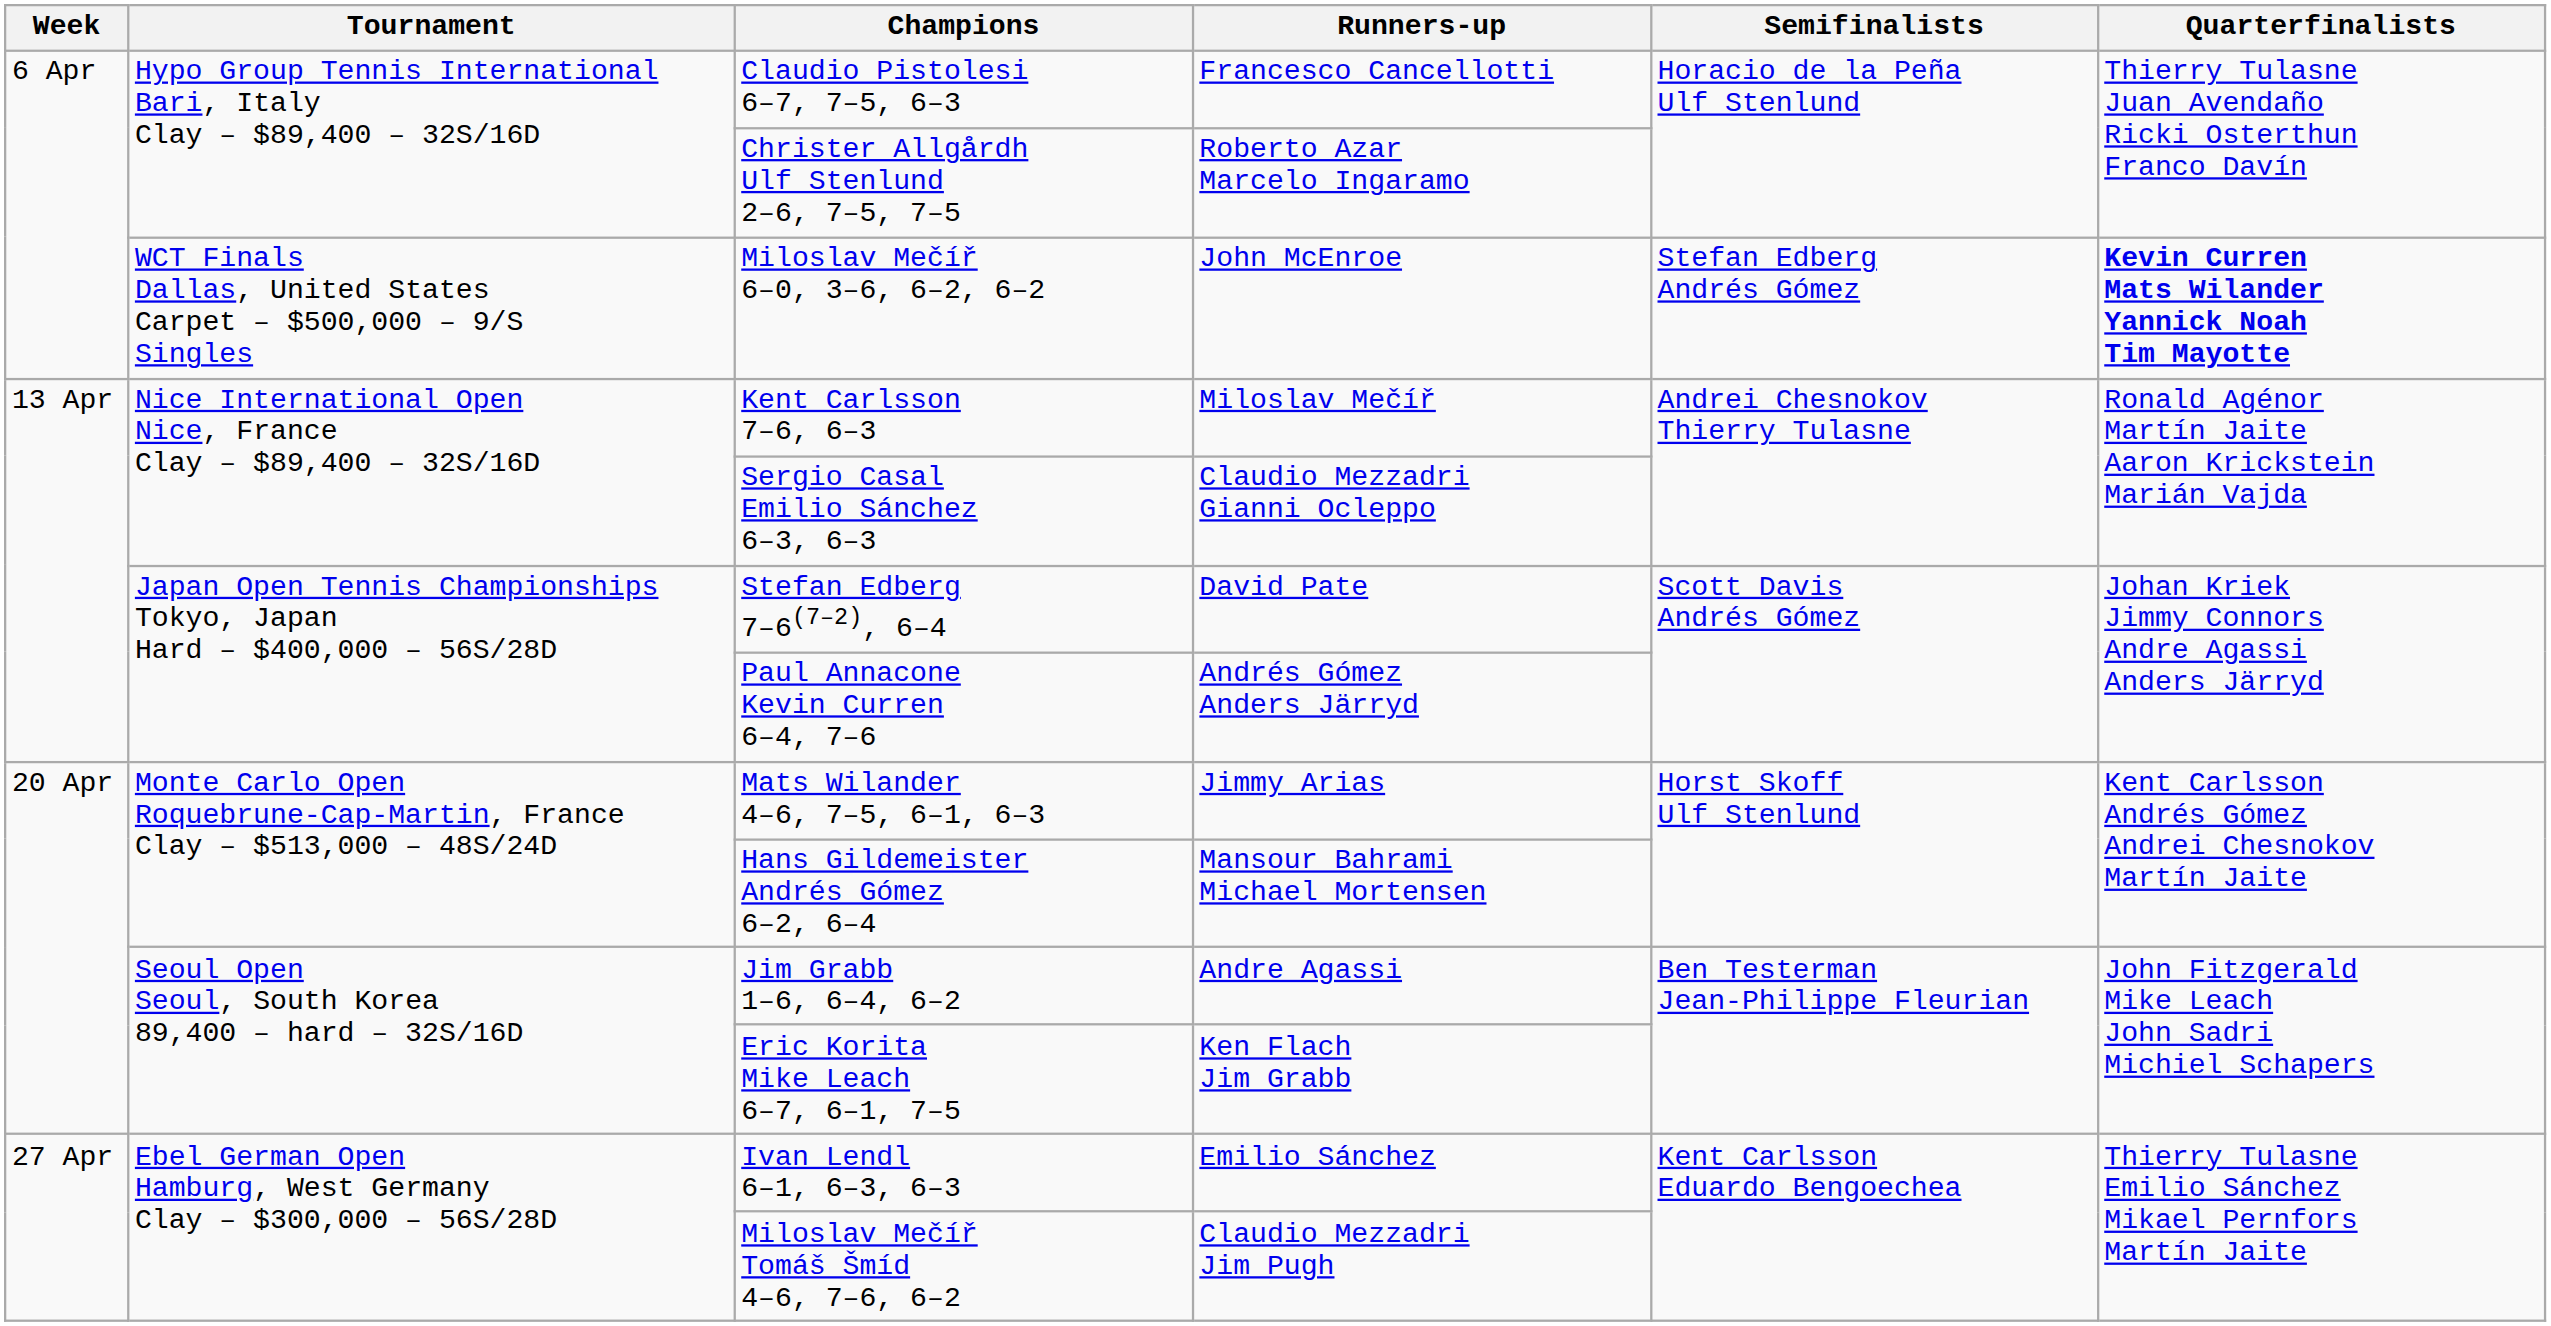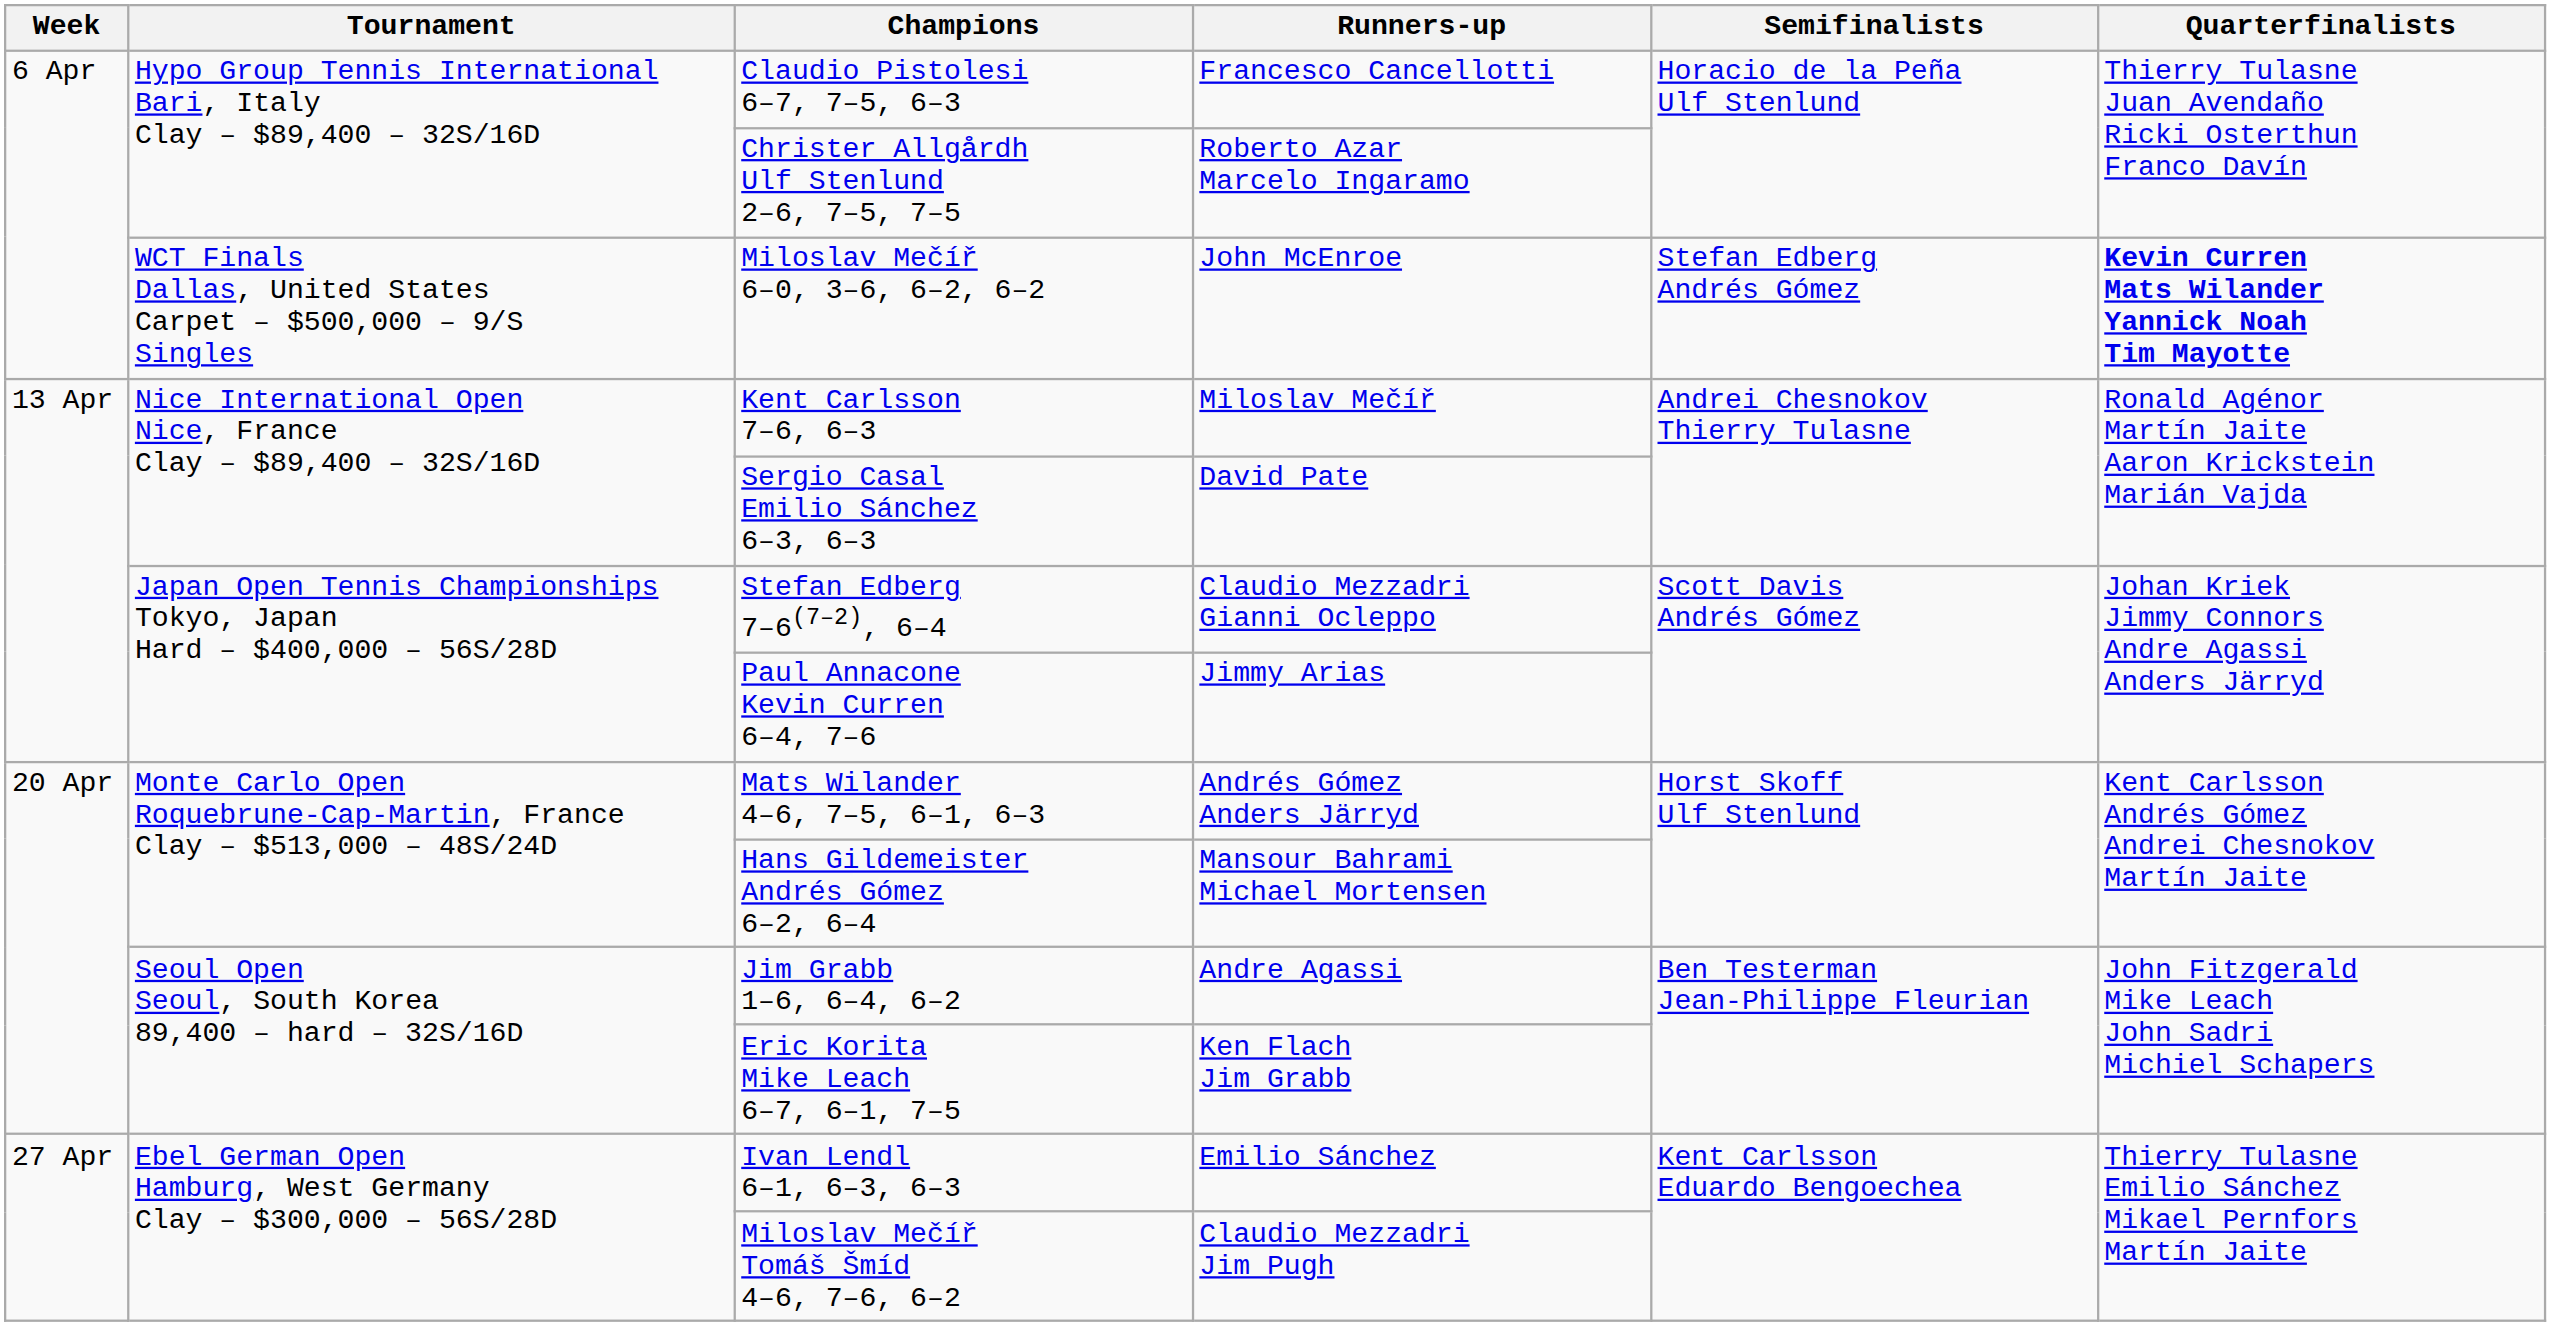(1334, 495) Claudio Mezzadri Gianni Ocleppo -> (1284, 479) David Pate
(1284, 588) David Pate -> (1334, 604) Claudio Mezzadri Gianni Ocleppo
(1309, 691) Andrés Gómez Anders Järryd -> (1292, 675) Jimmy Arias
(1292, 784) Jimmy Arias -> (1309, 800) Andrés Gómez Anders Järryd
